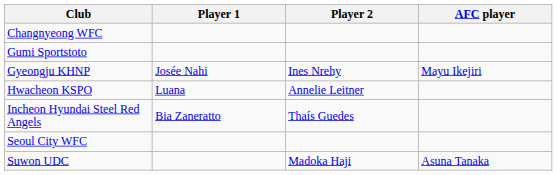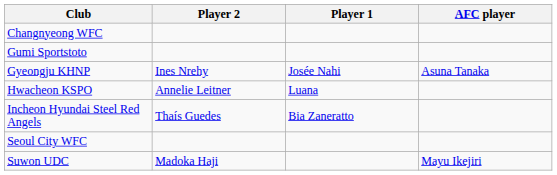columns swapped: (219, 14) <-> (352, 14)
(451, 71) Mayu Ikejiri -> (455, 71) Asuna Tanaka
(455, 160) Asuna Tanaka -> (451, 160) Mayu Ikejiri
